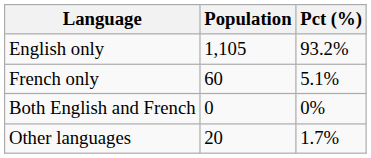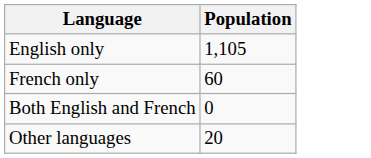- column: (331, 19)
